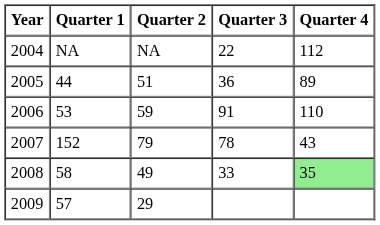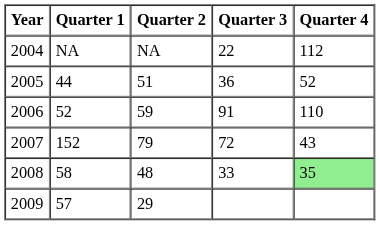(308, 81) 89 -> (308, 81) 52
(64, 112) 53 -> (64, 112) 52
(226, 142) 78 -> (226, 142) 72
(145, 173) 49 -> (145, 173) 48
